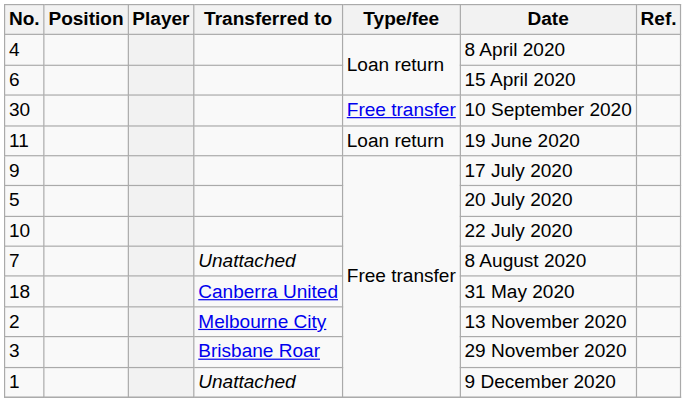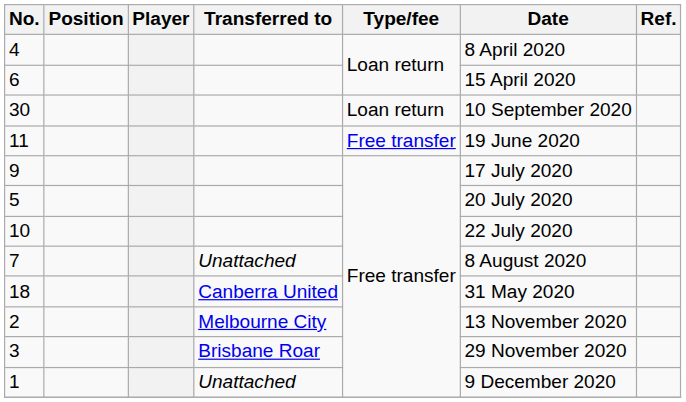(401, 110) Free transfer -> (395, 110) Loan return
(395, 140) Loan return -> (401, 140) Free transfer
